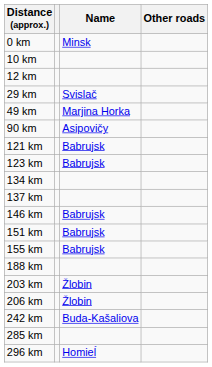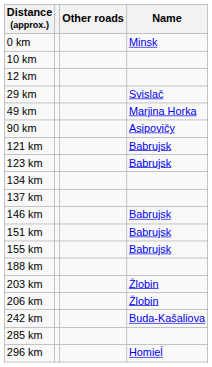columns swapped: (100, 19) <-> (174, 19)
